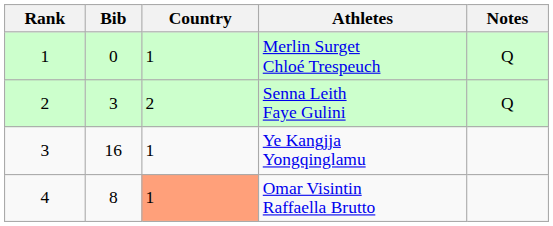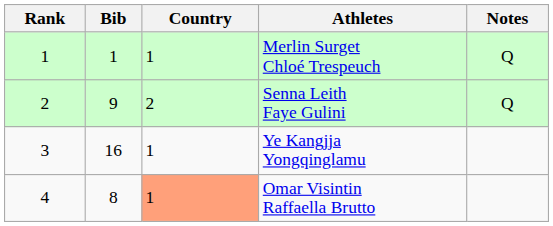(113, 55) 0 -> (113, 55) 1
(113, 103) 3 -> (113, 103) 9
